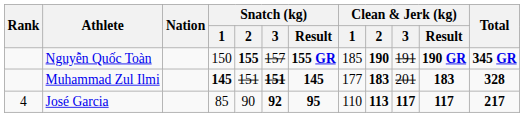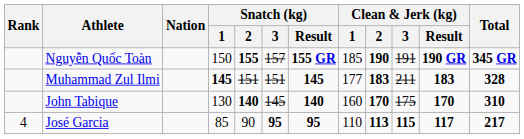(275, 79) bold -> (275, 79) normal
(406, 79) 201 -> (406, 79) 211
+ row: (82, 101)
(275, 101) 92 -> (275, 123) 95
(406, 101) 117 -> (406, 123) 115
